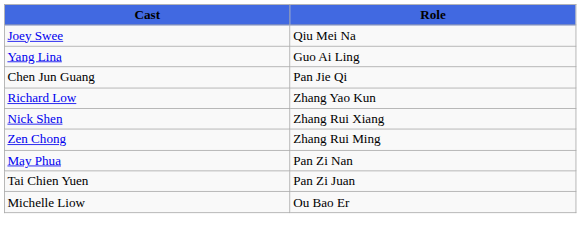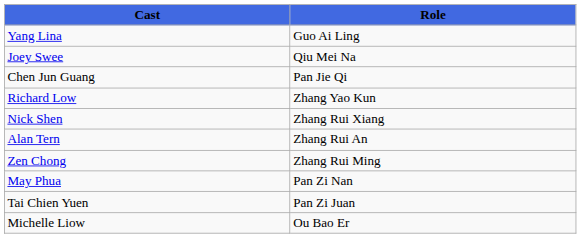rows swapped: (35, 56) <-> (35, 35)
+ row: (34, 139)
